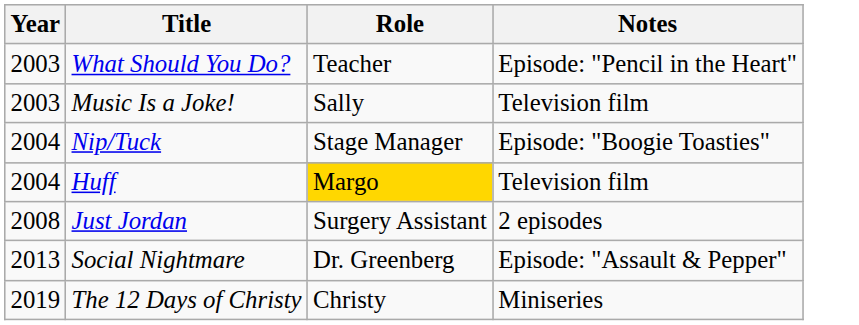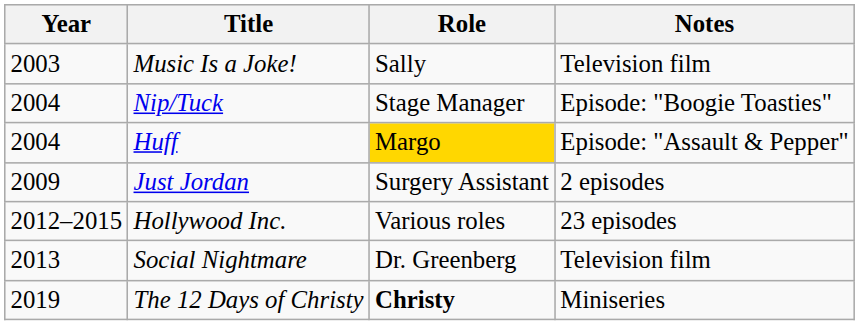- row: (181, 63)
(574, 181) Television film -> (704, 142) Episode: "Assault & Pepper"
(35, 220) 2008 -> (35, 181) 2009
+ row: (210, 220)
(642, 260) Episode: "Assault & Pepper" -> (636, 260) Television film
(350, 299) normal -> (415, 299) bold
